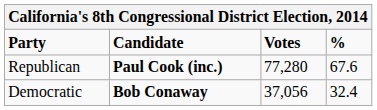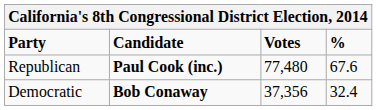(286, 67) 77,280 -> (286, 67) 77,480
(286, 92) 37,056 -> (286, 92) 37,356
